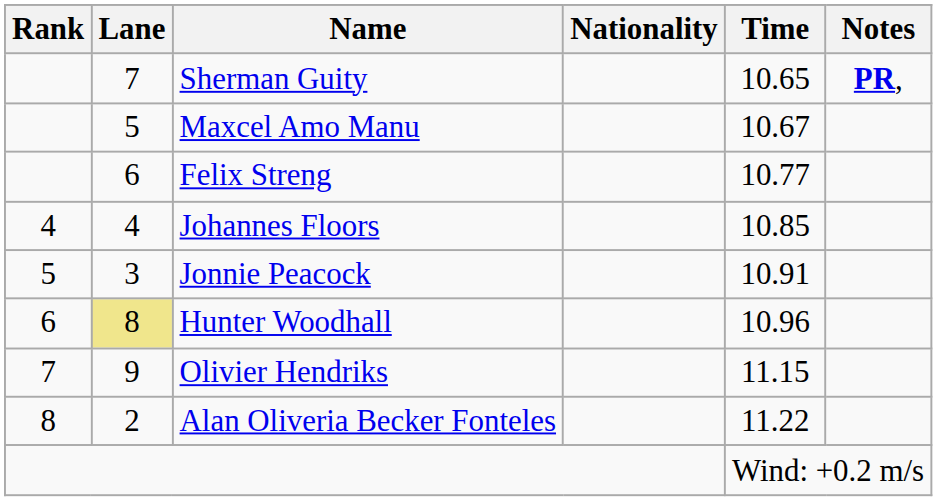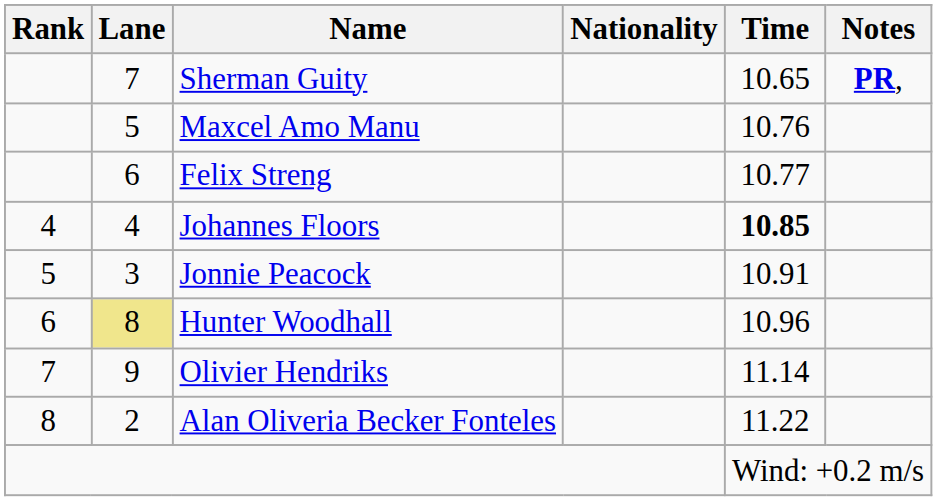(775, 126) 10.67 -> (775, 126) 10.76
(775, 224) normal -> (775, 224) bold
(775, 371) 11.15 -> (775, 371) 11.14
